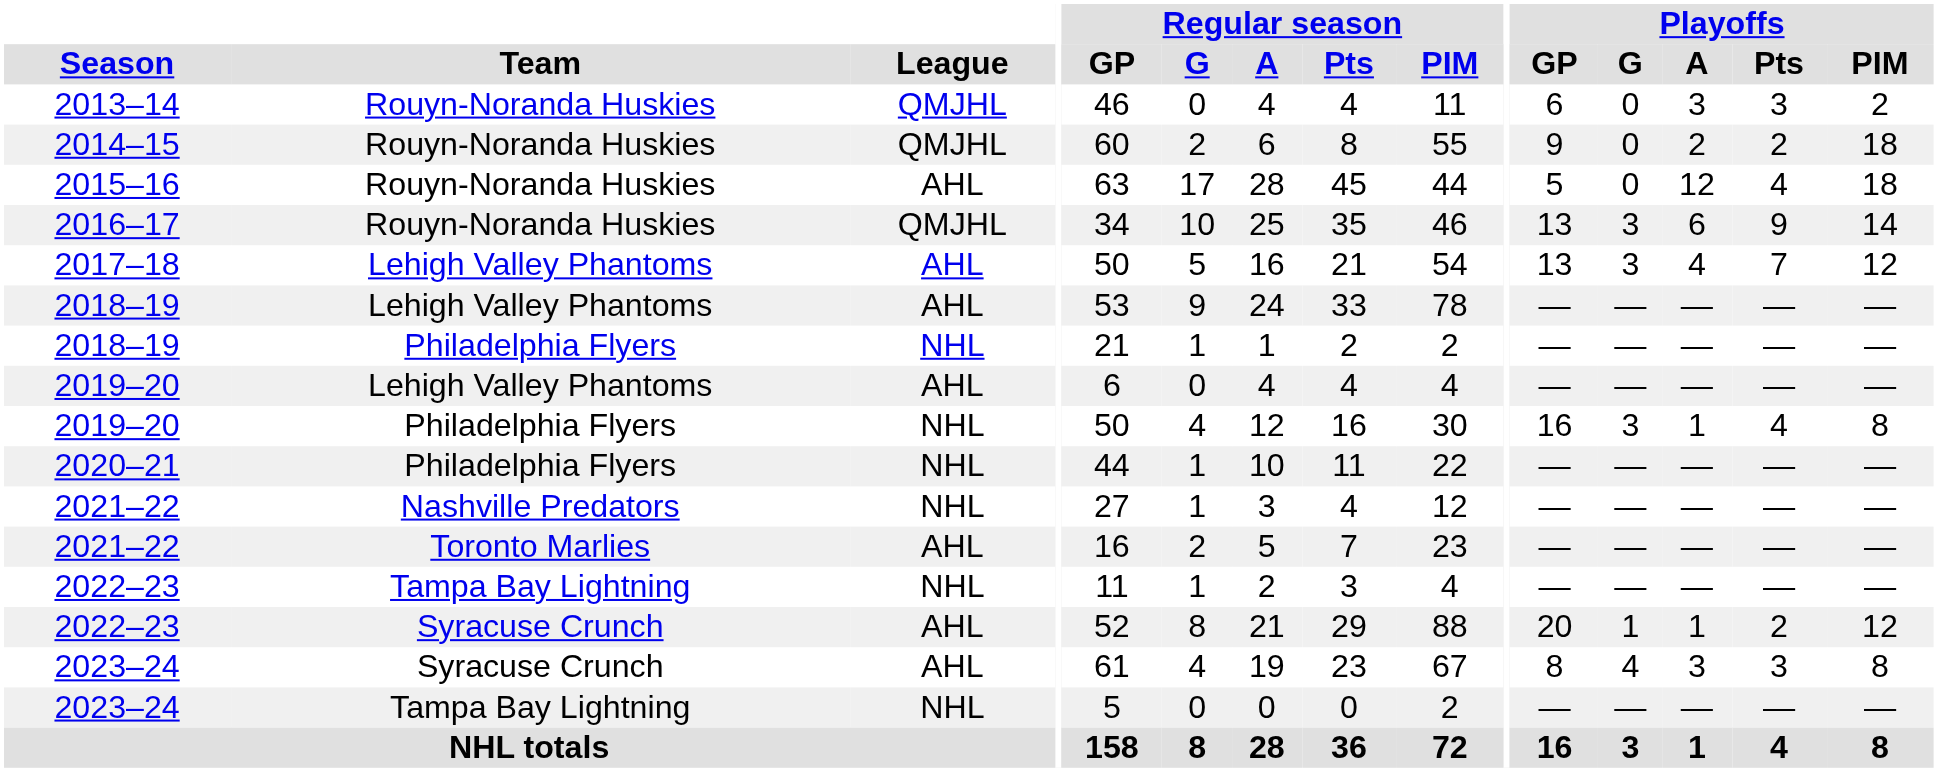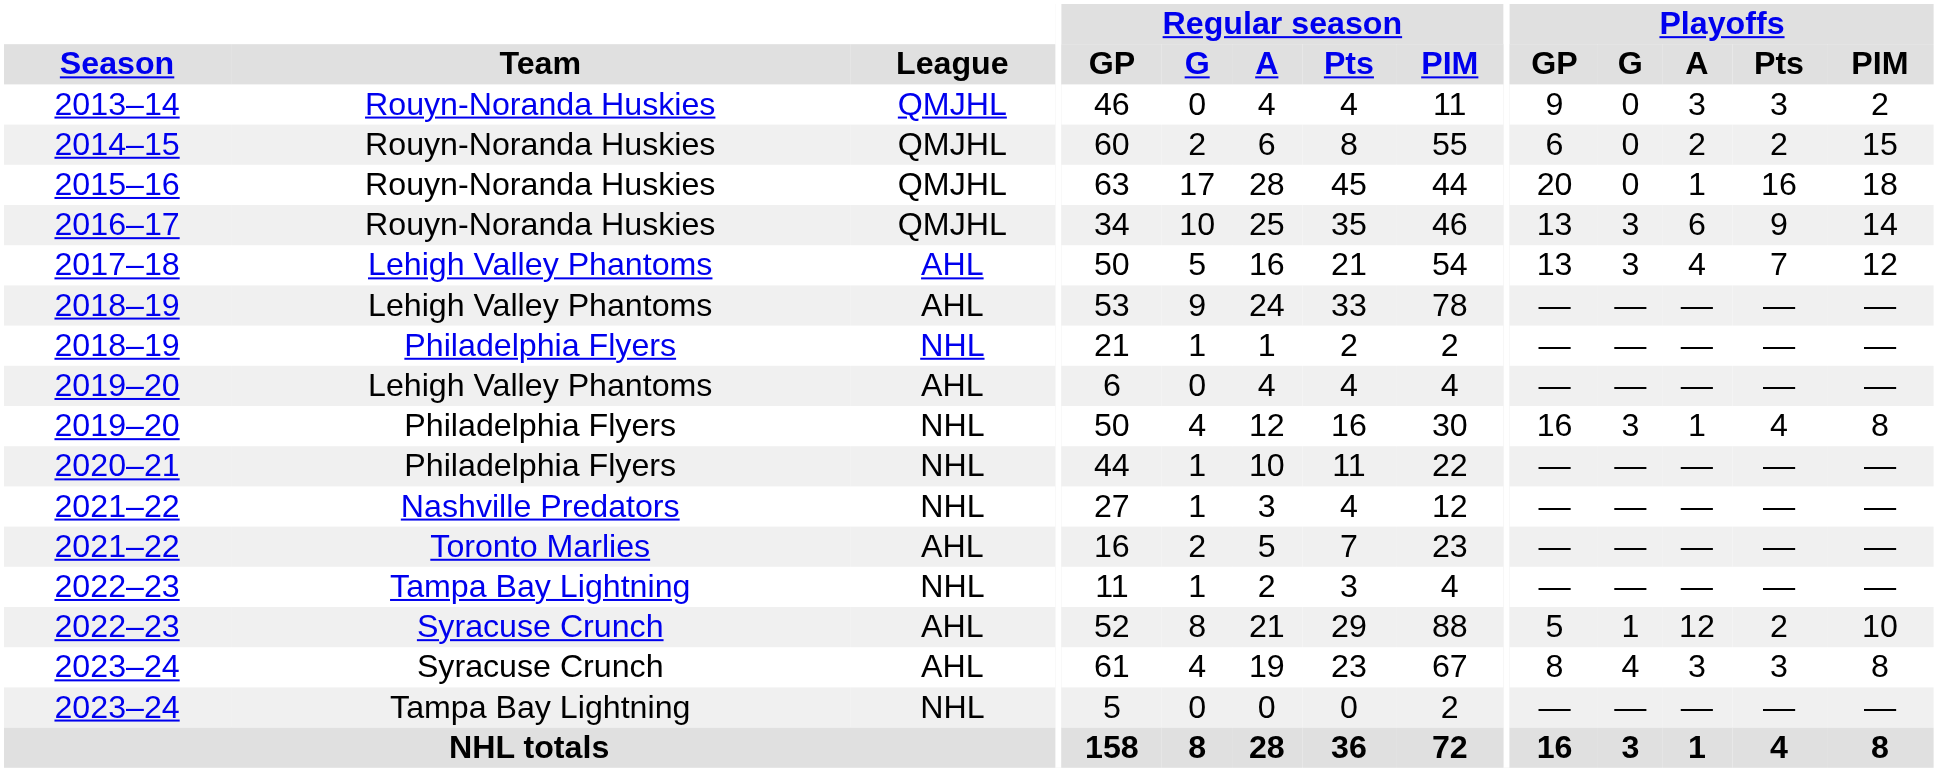(1555, 103) 6 -> (1555, 103) 9
(1555, 144) 9 -> (1555, 144) 6
(1880, 144) 18 -> (1880, 144) 15
(952, 184) AHL -> (952, 184) QMJHL
(1555, 184) 5 -> (1555, 184) 20
(1697, 184) 12 -> (1697, 184) 1
(1779, 184) 4 -> (1779, 184) 16
(1555, 626) 20 -> (1555, 626) 5
(1697, 626) 1 -> (1697, 626) 12
(1880, 626) 12 -> (1880, 626) 10
